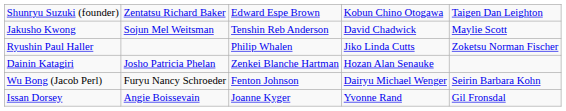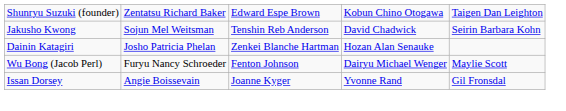(479, 30) Maylie Scott -> (496, 30) Seirin Barbara Kohn
- row: (50, 47)
(496, 81) Seirin Barbara Kohn -> (479, 64) Maylie Scott
